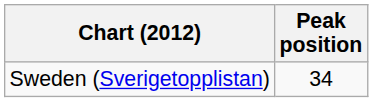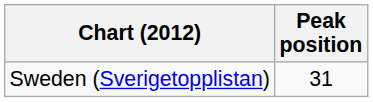(321, 79) 34 -> (321, 79) 31
